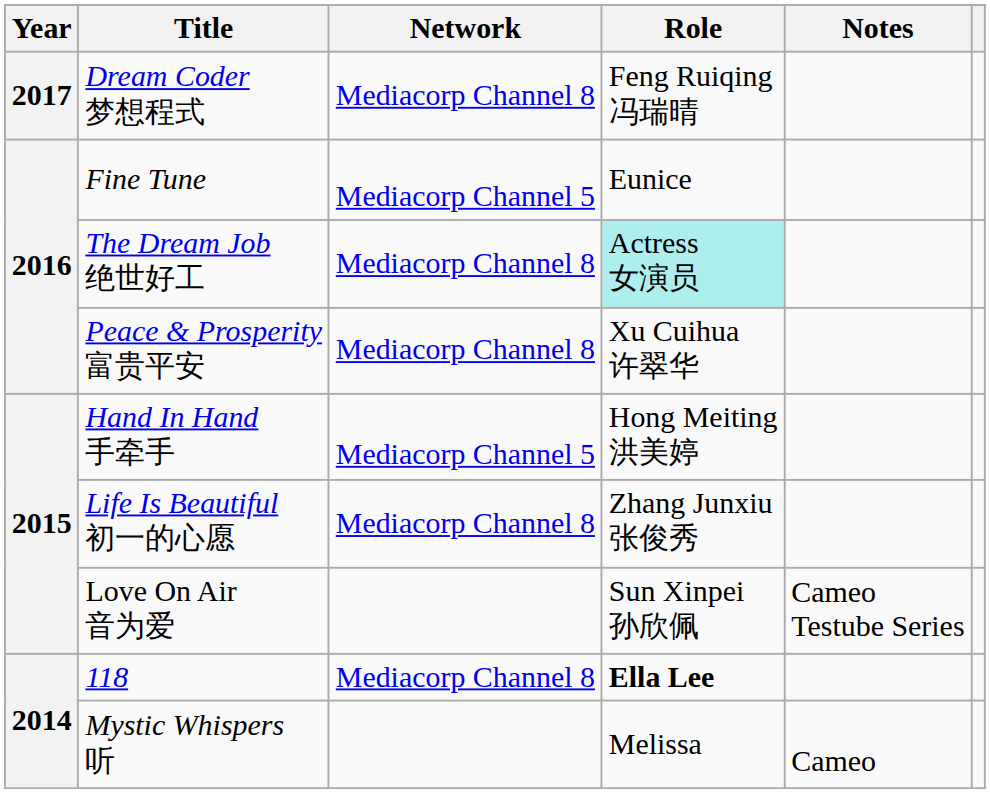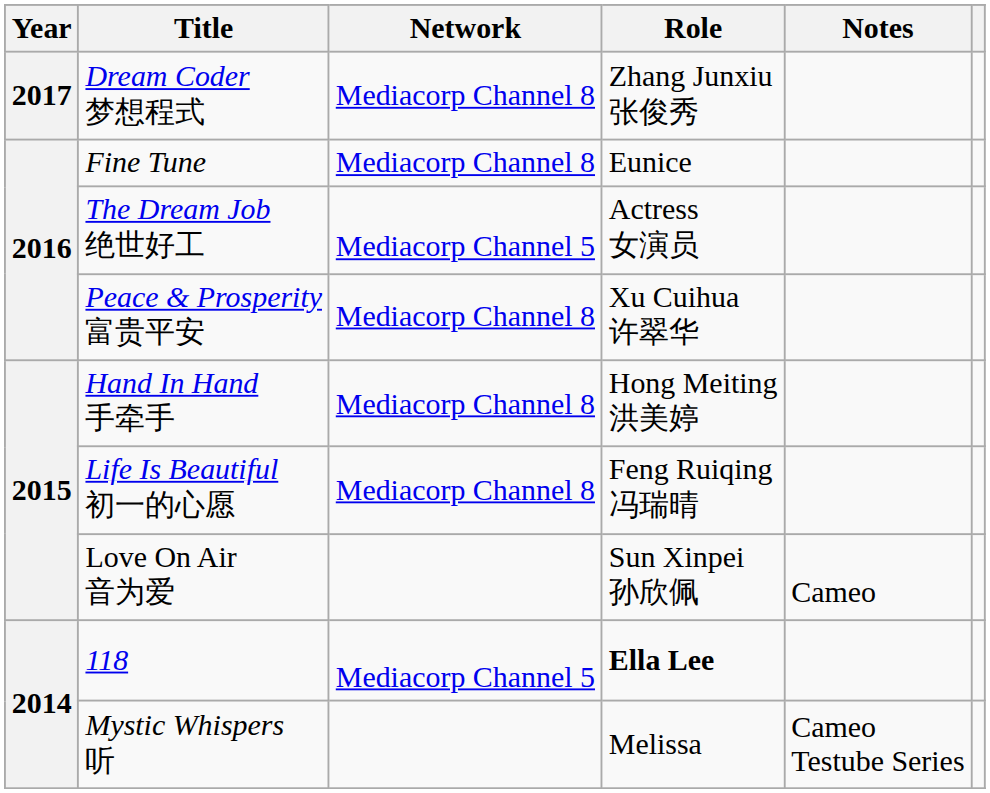(691, 93) Feng Ruiqing 冯瑞晴 -> (691, 93) Zhang Junxiu 张俊秀
(465, 196) Mediacorp Channel 5 -> (465, 162) Mediacorp Channel 8
(465, 263) Mediacorp Channel 8 -> (465, 246) Mediacorp Channel 5
(654, 261) paleturquoise background -> (654, 227) no background
(465, 453) Mediacorp Channel 5 -> (465, 402) Mediacorp Channel 8
(691, 521) Zhang Junxiu 张俊秀 -> (691, 487) Feng Ruiqing 冯瑞晴
(878, 610) Cameo Testube Series -> (834, 593) Cameo
(465, 677) Mediacorp Channel 8 -> (465, 677) Mediacorp Channel 5
(834, 761) Cameo -> (878, 744) Cameo Testube Series
